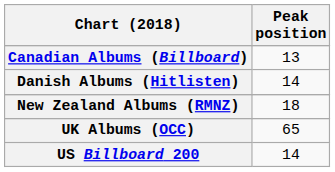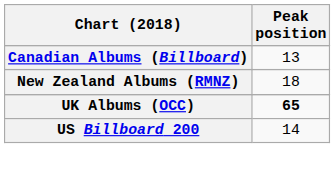- row: (128, 82)
(291, 130) normal -> (291, 106) bold
